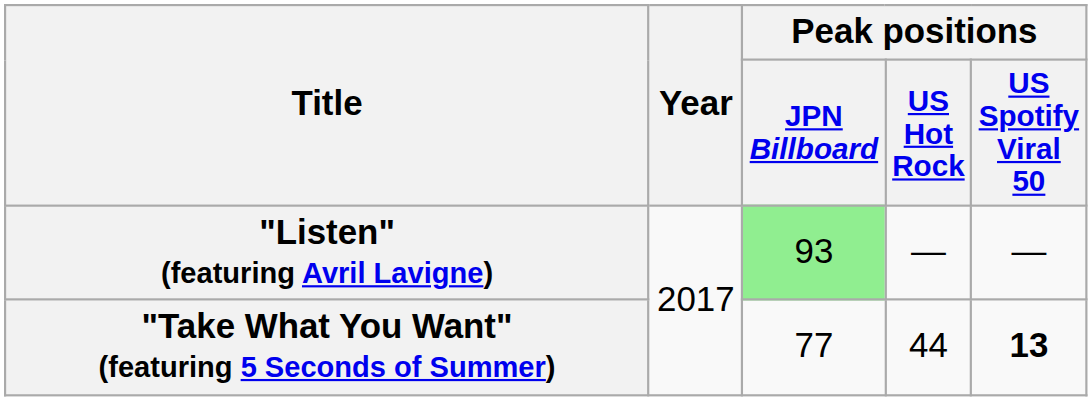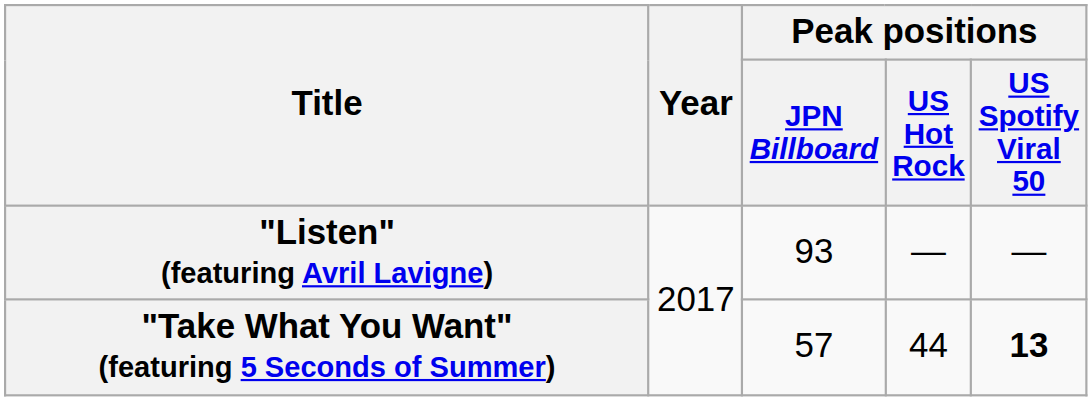(814, 251) lightgreen background -> (814, 251) no background
(814, 346) 77 -> (814, 346) 57
